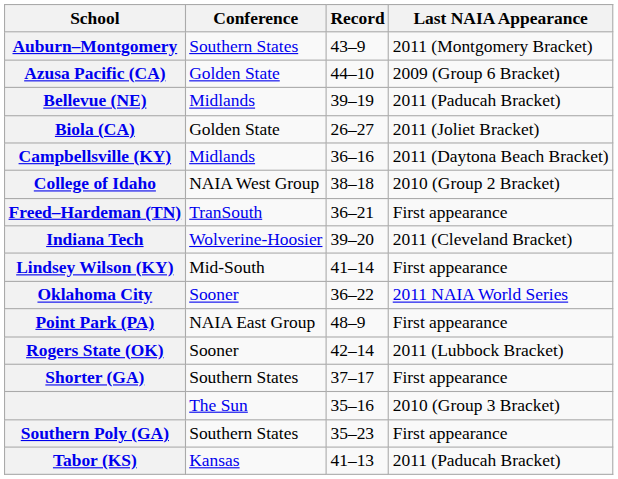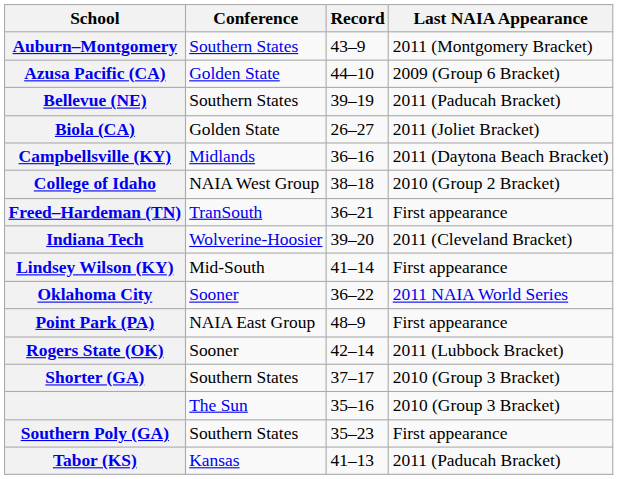(222, 101) Midlands -> (244, 101) Southern States
(450, 377) First appearance -> (476, 377) 2010 (Group 3 Bracket)
